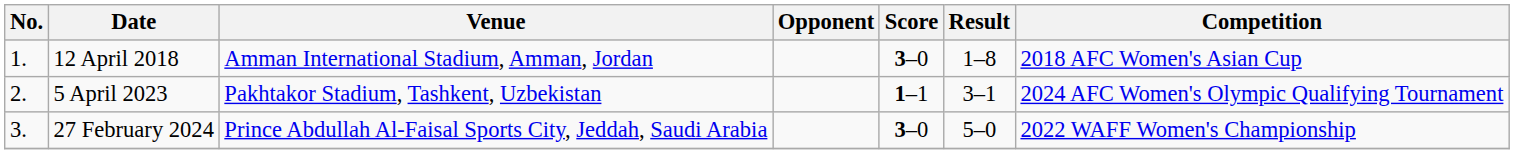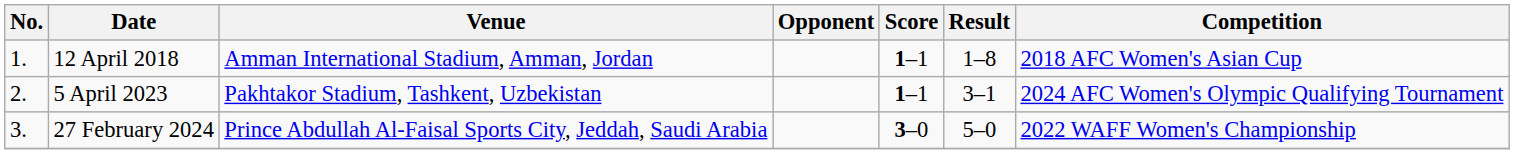(911, 58) 3–0 -> (911, 58) 1–1
